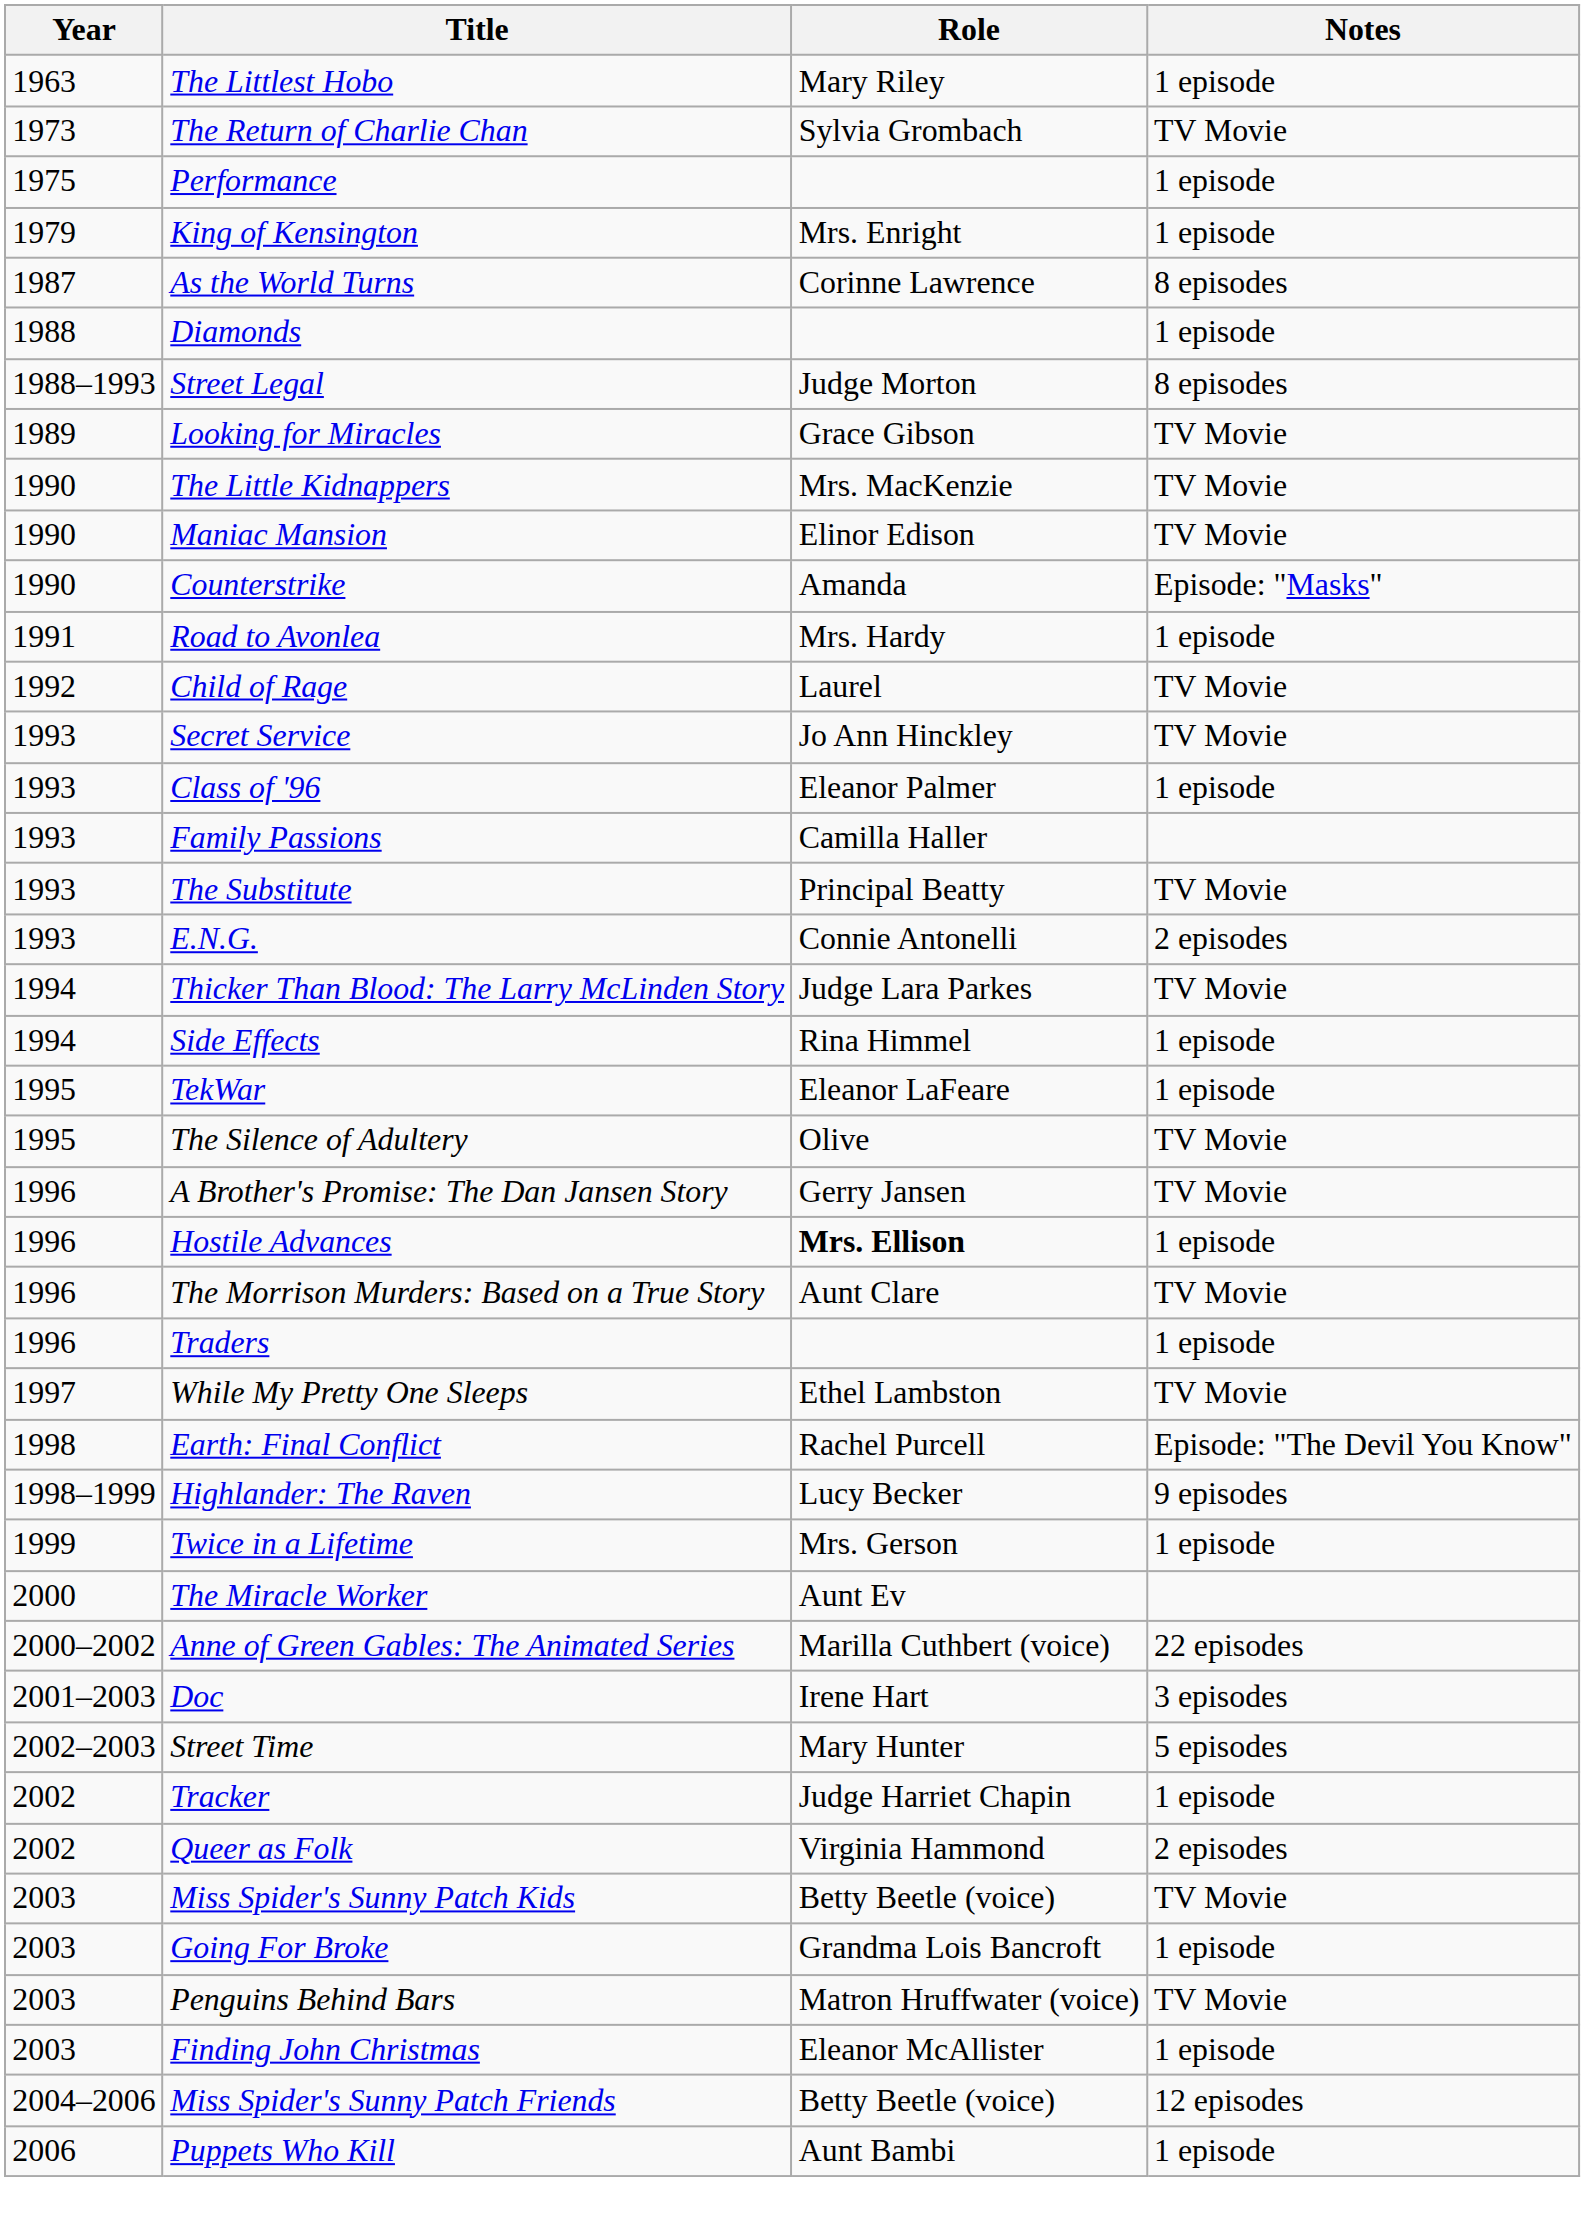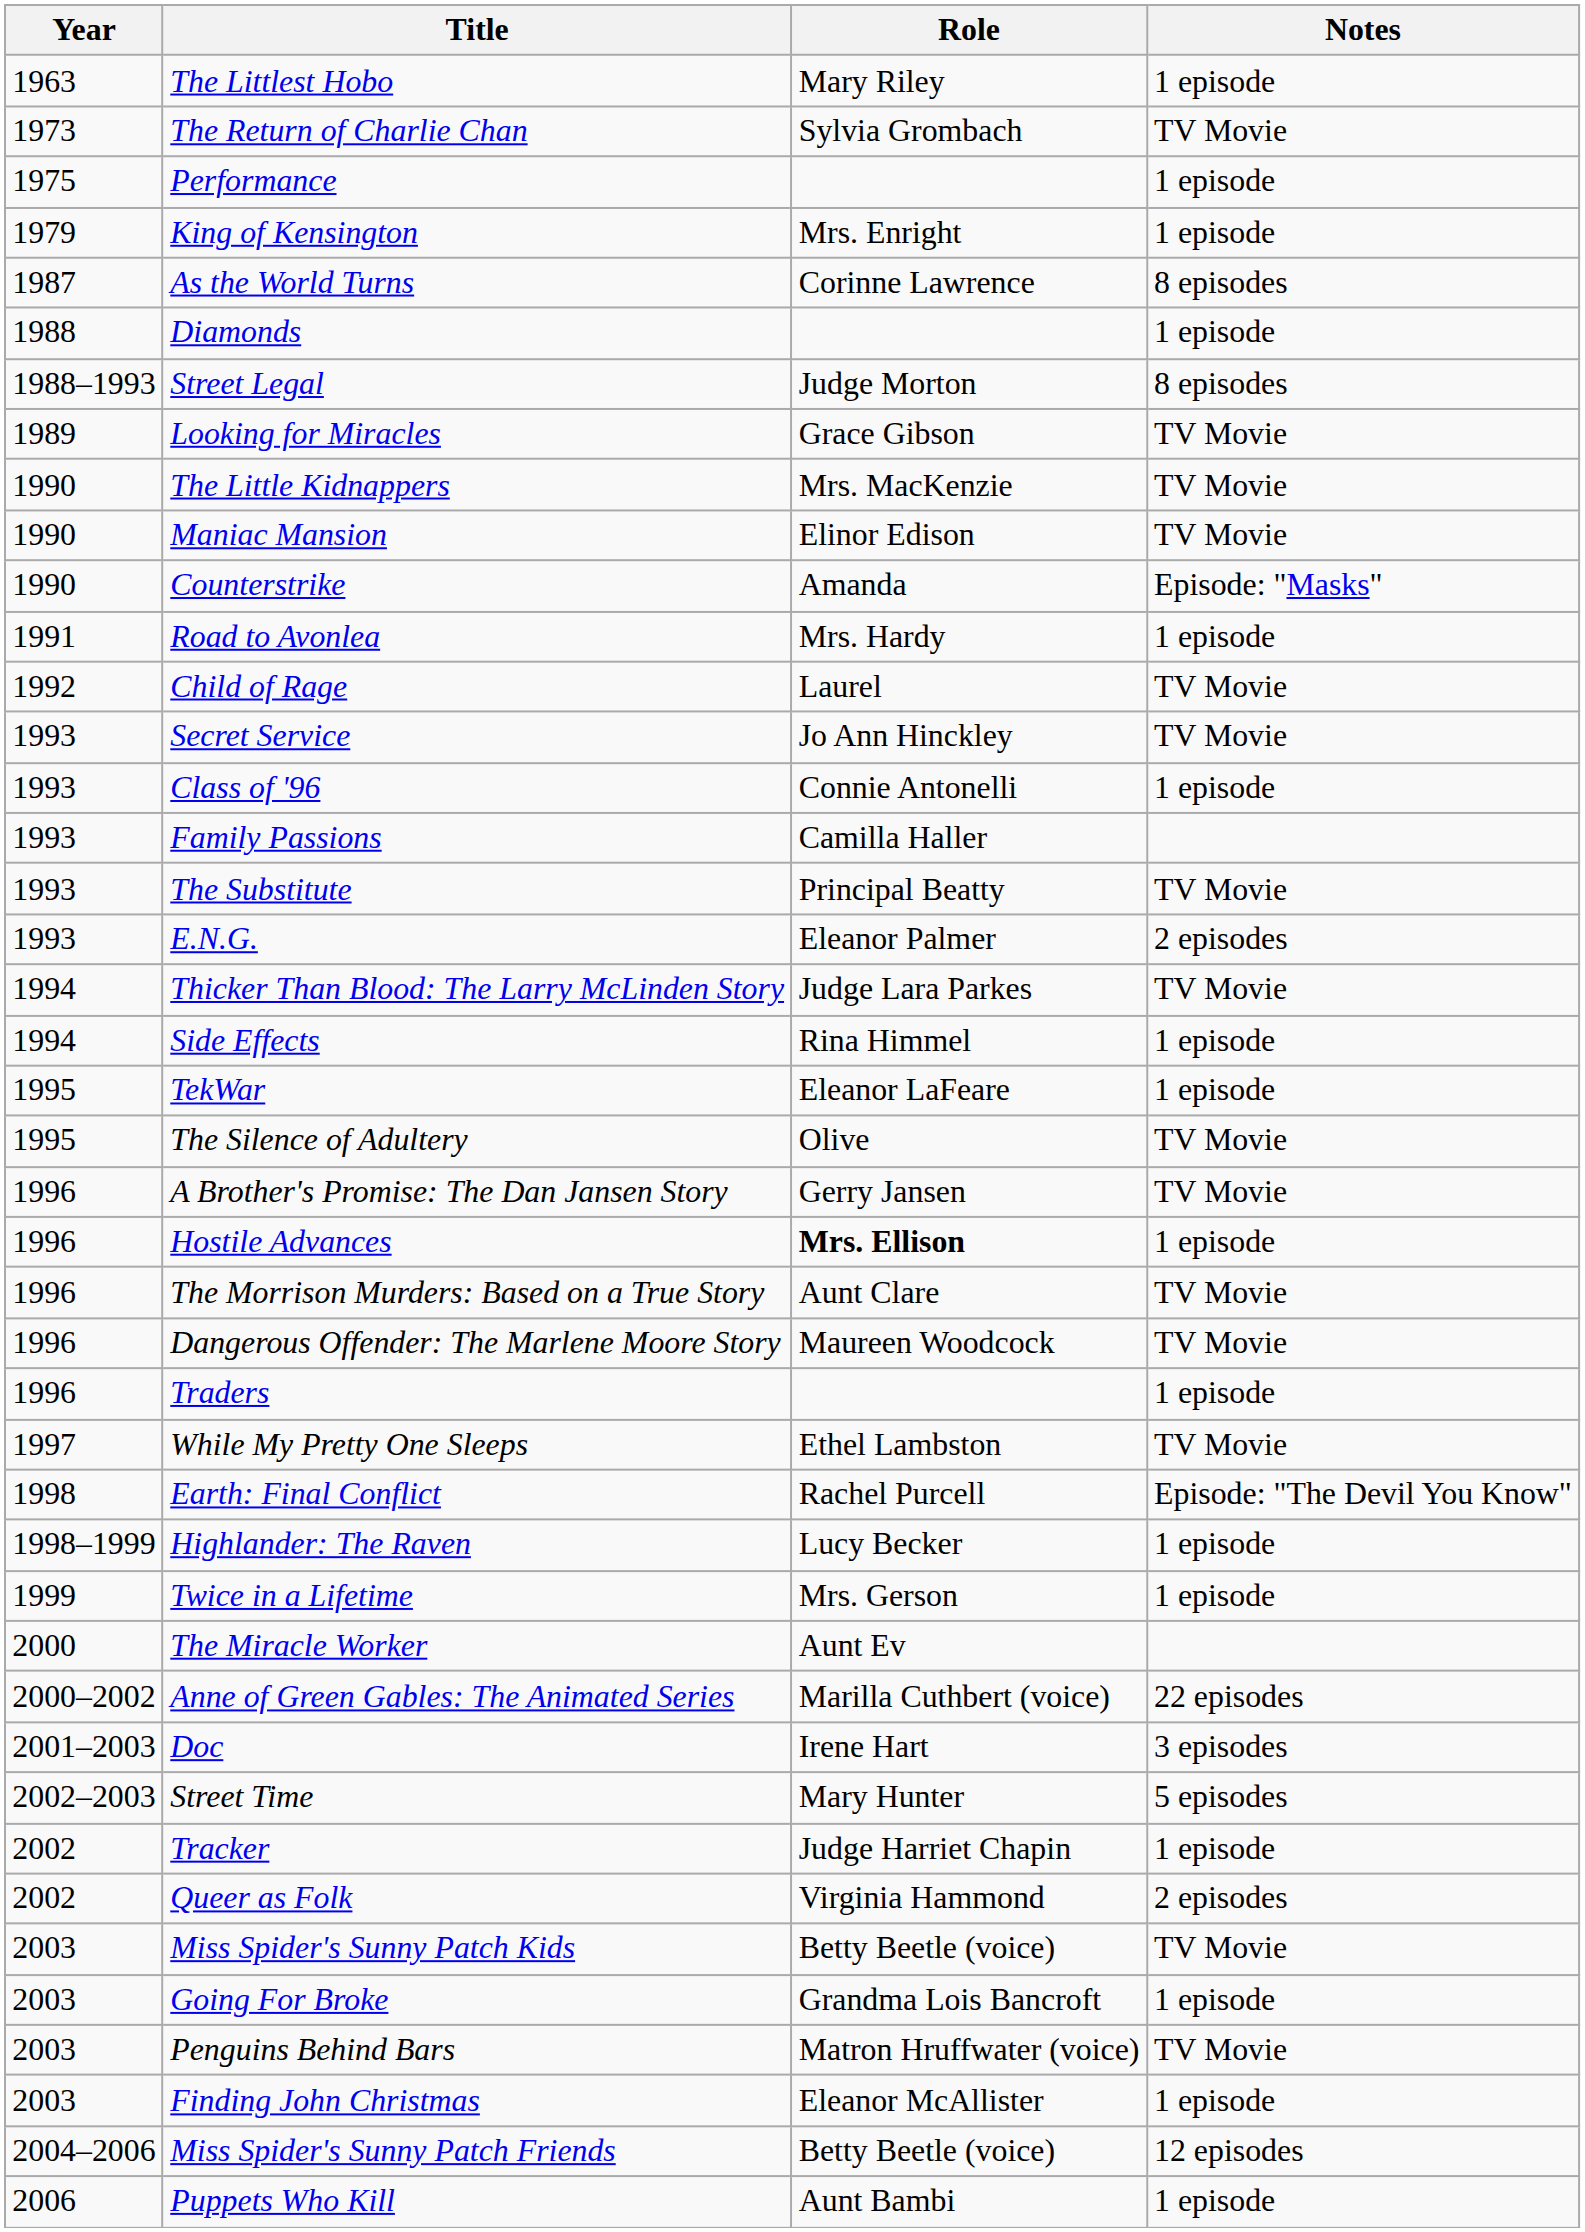(897, 787) Eleanor Palmer -> (908, 787) Connie Antonelli
(908, 938) Connie Antonelli -> (897, 938) Eleanor Palmer
+ row: (476, 1342)
(1221, 1494) 9 episodes -> (1215, 1544) 1 episode
